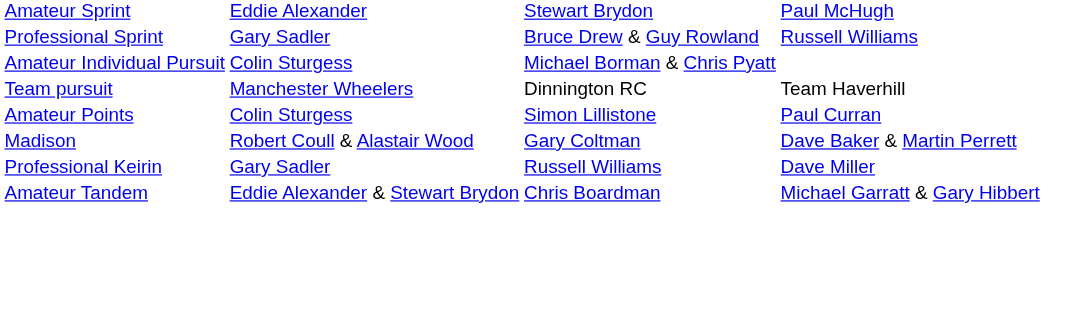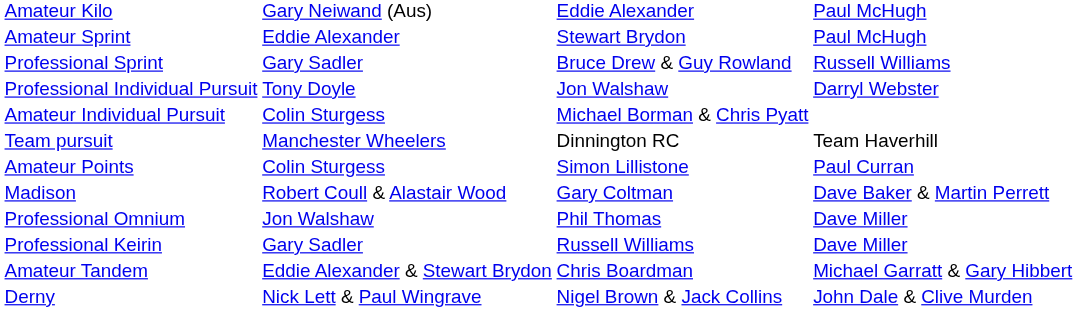+ row: (59, 11)
+ row: (131, 89)
+ row: (95, 219)
+ row: (30, 296)
